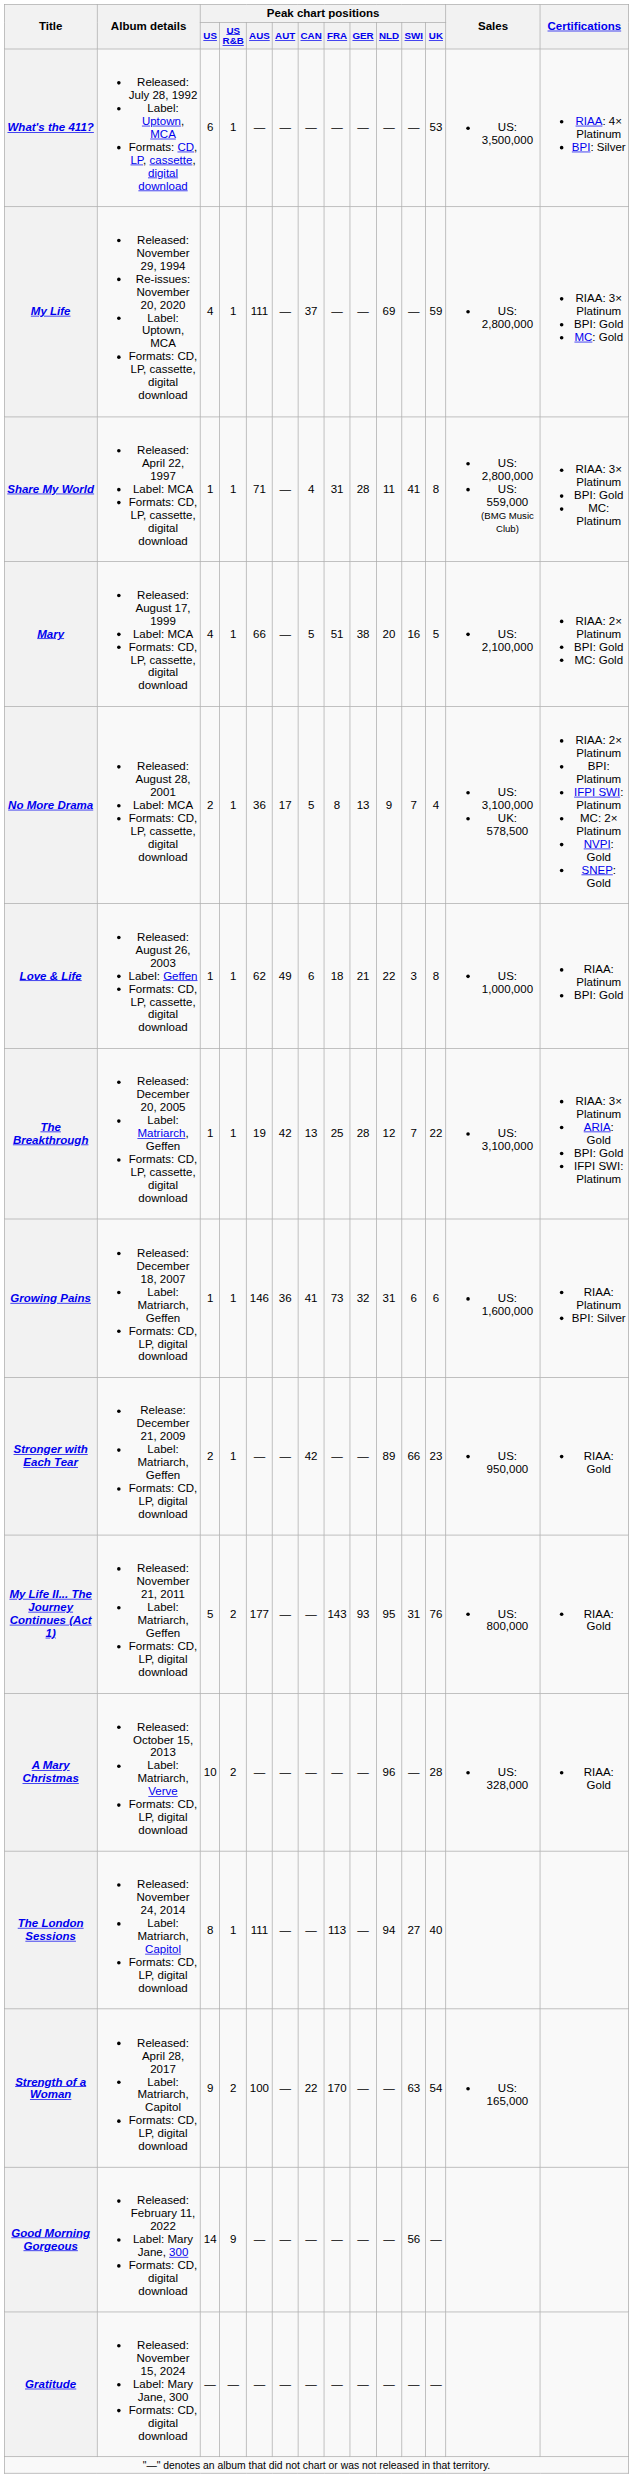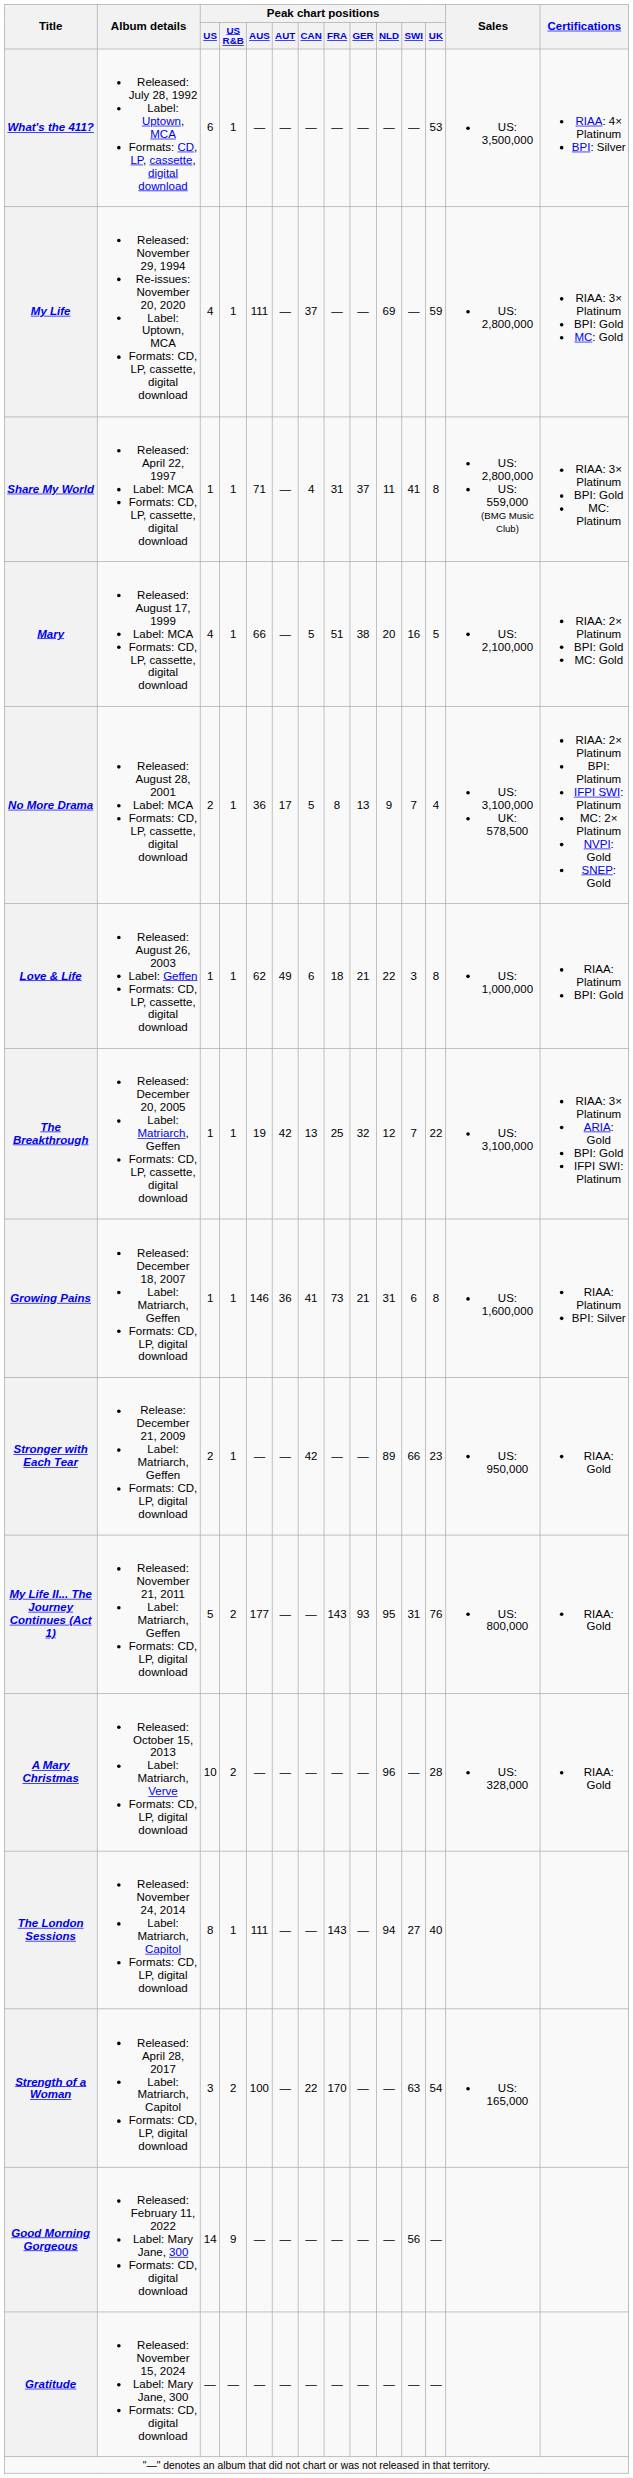(363, 489) 28 -> (363, 489) 37
(363, 1134) 28 -> (363, 1134) 32
(363, 1298) 32 -> (363, 1298) 21
(436, 1298) 6 -> (436, 1298) 8
(337, 1930) 113 -> (337, 1930) 143
(210, 2088) 9 -> (210, 2088) 3
